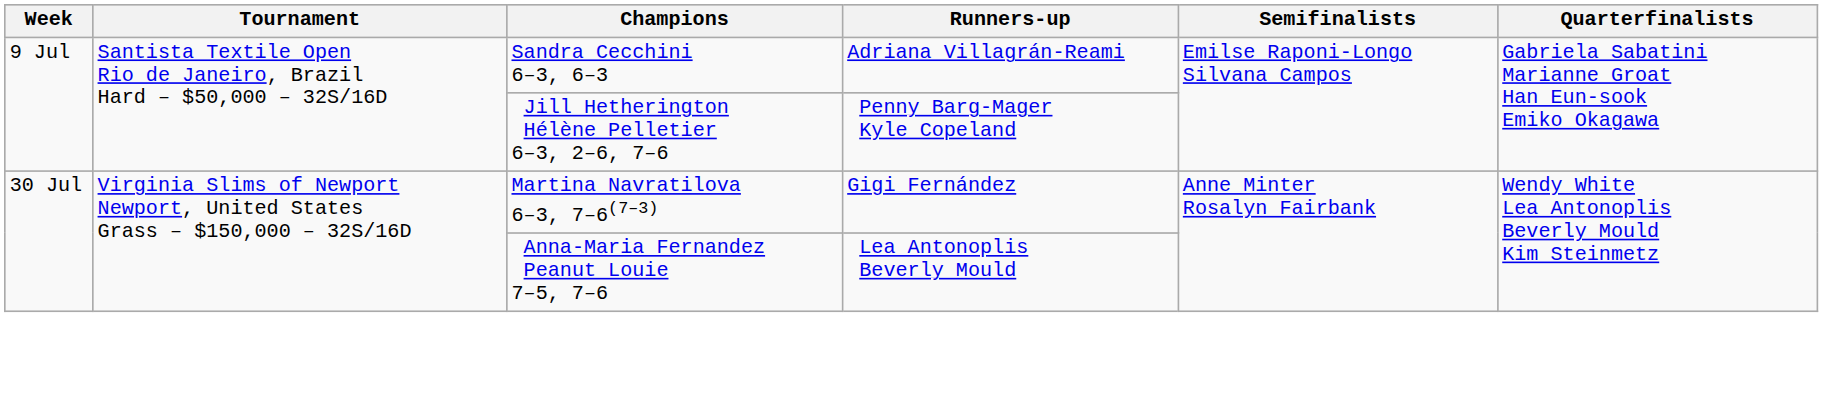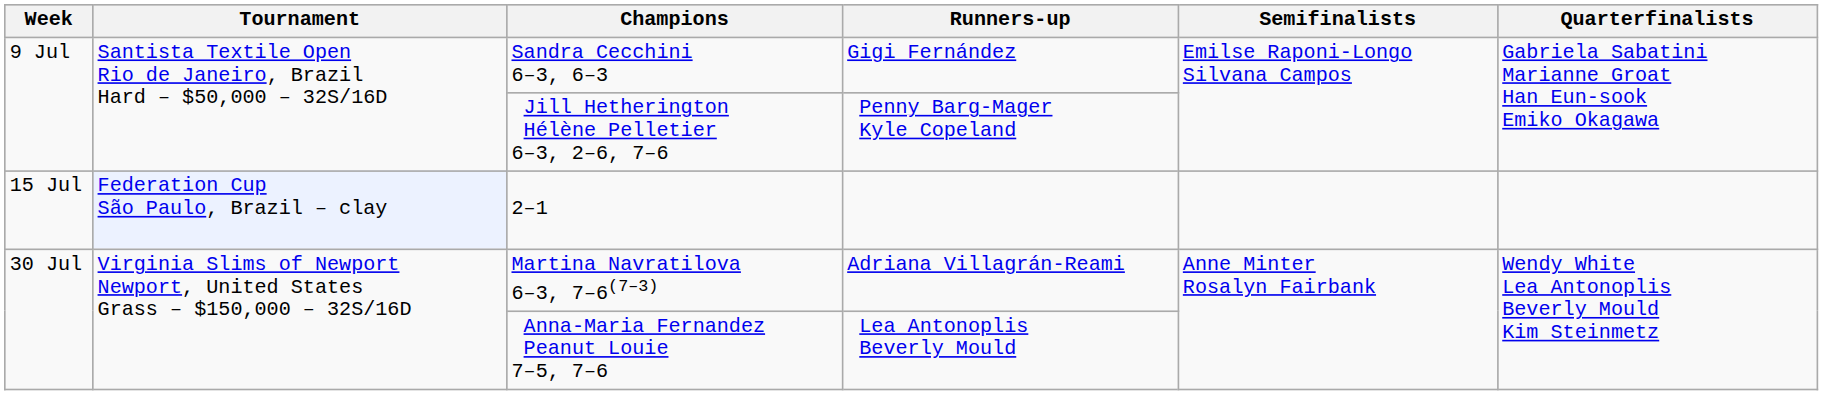(986, 54) Adriana Villagrán-Reami -> (932, 54) Gigi Fernández
+ row: (530, 210)
(932, 187) Gigi Fernández -> (986, 266) Adriana Villagrán-Reami
